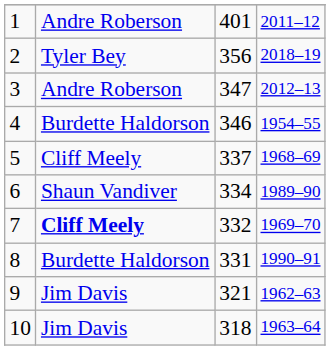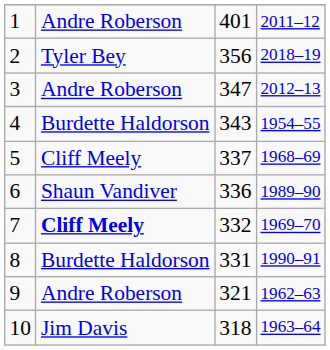(235, 123) 346 -> (235, 123) 343
(235, 191) 334 -> (235, 191) 336
(84, 293) Jim Davis -> (111, 293) Andre Roberson
